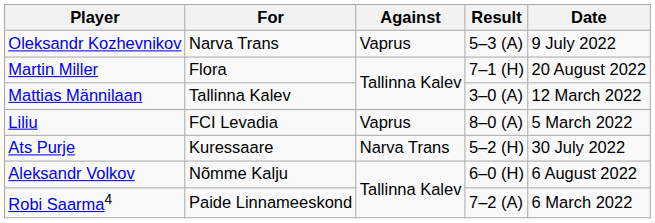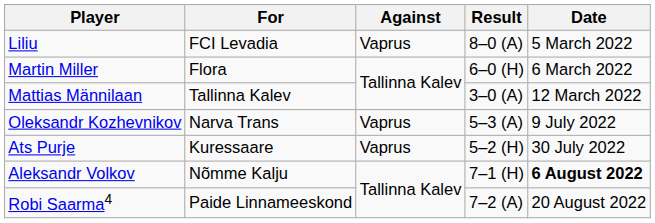rows swapped: (23, 122) <-> (95, 43)
(497, 69) 7–1 (H) -> (497, 69) 6–0 (H)
(589, 69) 20 August 2022 -> (582, 69) 6 March 2022
(405, 148) Narva Trans -> (385, 148) Vaprus
(497, 174) 6–0 (H) -> (497, 174) 7–1 (H)
(584, 174) normal -> (587, 174) bold
(582, 202) 6 March 2022 -> (589, 202) 20 August 2022
